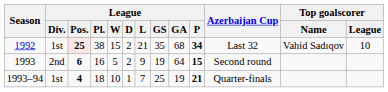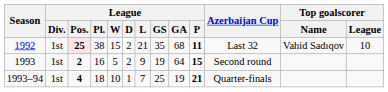(197, 45) 34 -> (197, 45) 11
(57, 62) 2nd -> (57, 62) 1st
(79, 62) 6 -> (79, 62) 2
